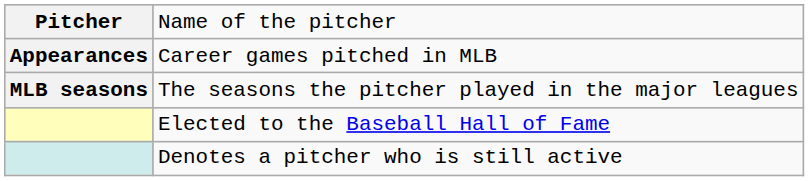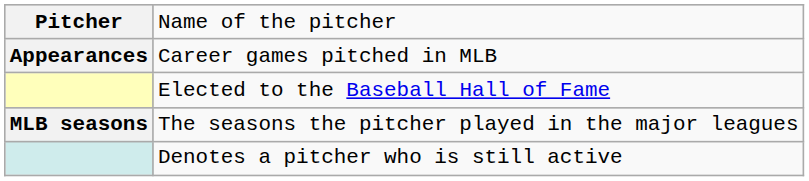rows swapped: (478, 90) <-> (384, 124)
